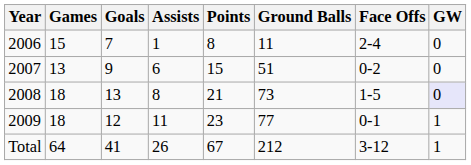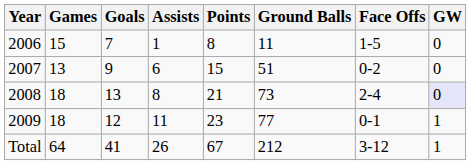(370, 43) 2-4 -> (370, 43) 1-5
(370, 95) 1-5 -> (370, 95) 2-4
